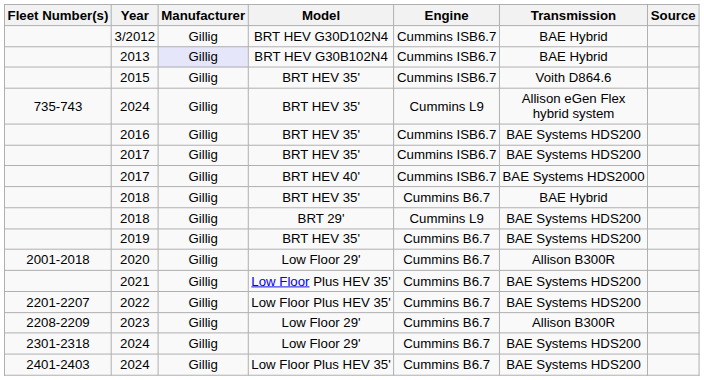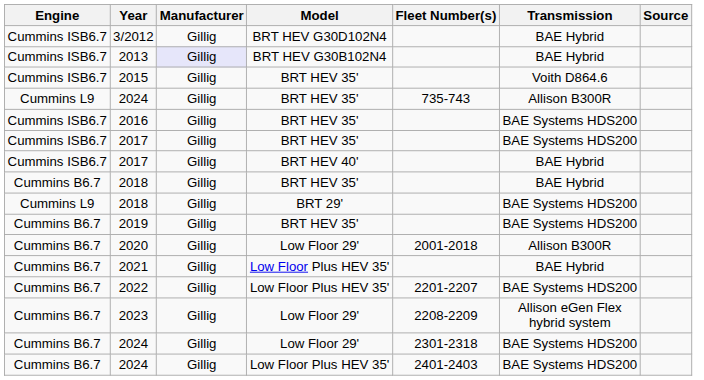columns swapped: (58, 15) <-> (447, 15)
(574, 106) Allison eGen Flex hybrid system -> (570, 99) Allison B300R
(574, 177) BAE Systems HDS2000 -> (570, 162) BAE Hybrid
(574, 281) BAE Systems HDS200 -> (570, 266) BAE Hybrid
(574, 323) Allison B300R -> (570, 316) Allison eGen Flex hybrid system
